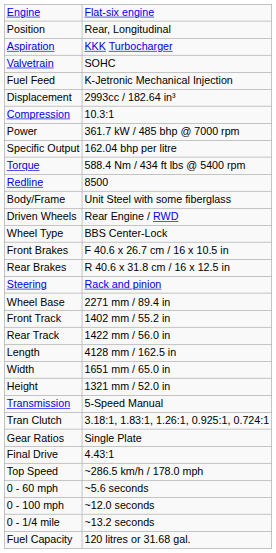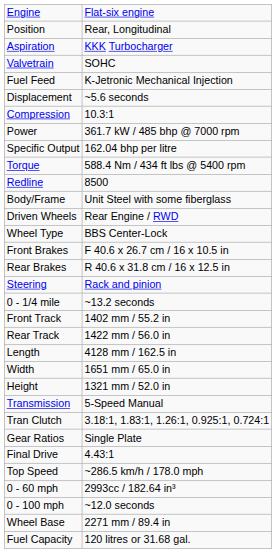(130, 98) 2993cc / 182.64 in³ -> (116, 98) ~5.6 seconds
rows swapped: (36, 302) <-> (33, 523)
(116, 489) ~5.6 seconds -> (130, 489) 2993cc / 182.64 in³
